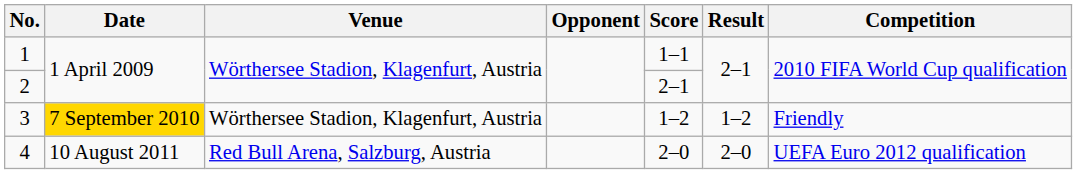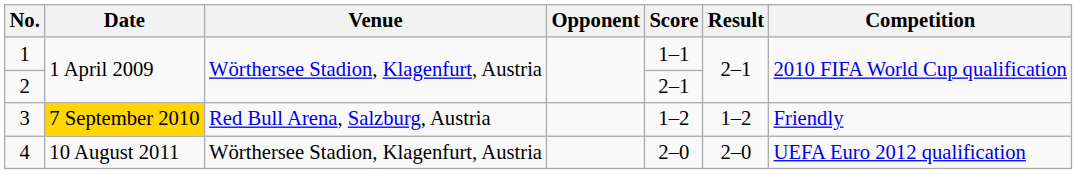(376, 119) Wörthersee Stadion, Klagenfurt, Austria -> (350, 119) Red Bull Arena, Salzburg, Austria
(350, 151) Red Bull Arena, Salzburg, Austria -> (376, 151) Wörthersee Stadion, Klagenfurt, Austria
